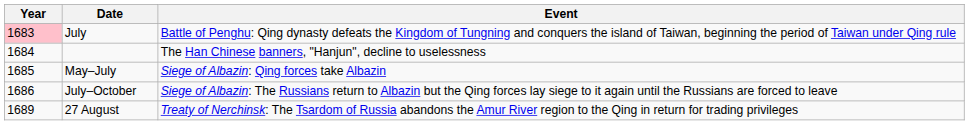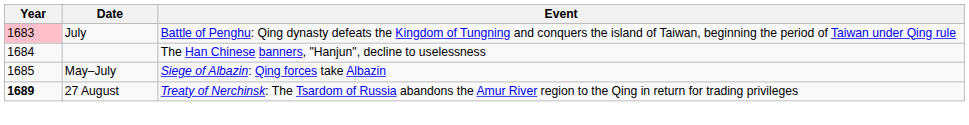- row: (101, 91)
(21, 110) normal -> (21, 91) bold
